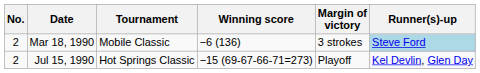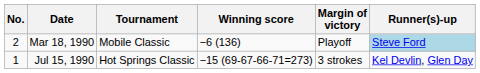(340, 43) 3 strokes -> (334, 43) Playoff
(16, 60) 2 -> (16, 60) 1
(334, 60) Playoff -> (340, 60) 3 strokes
